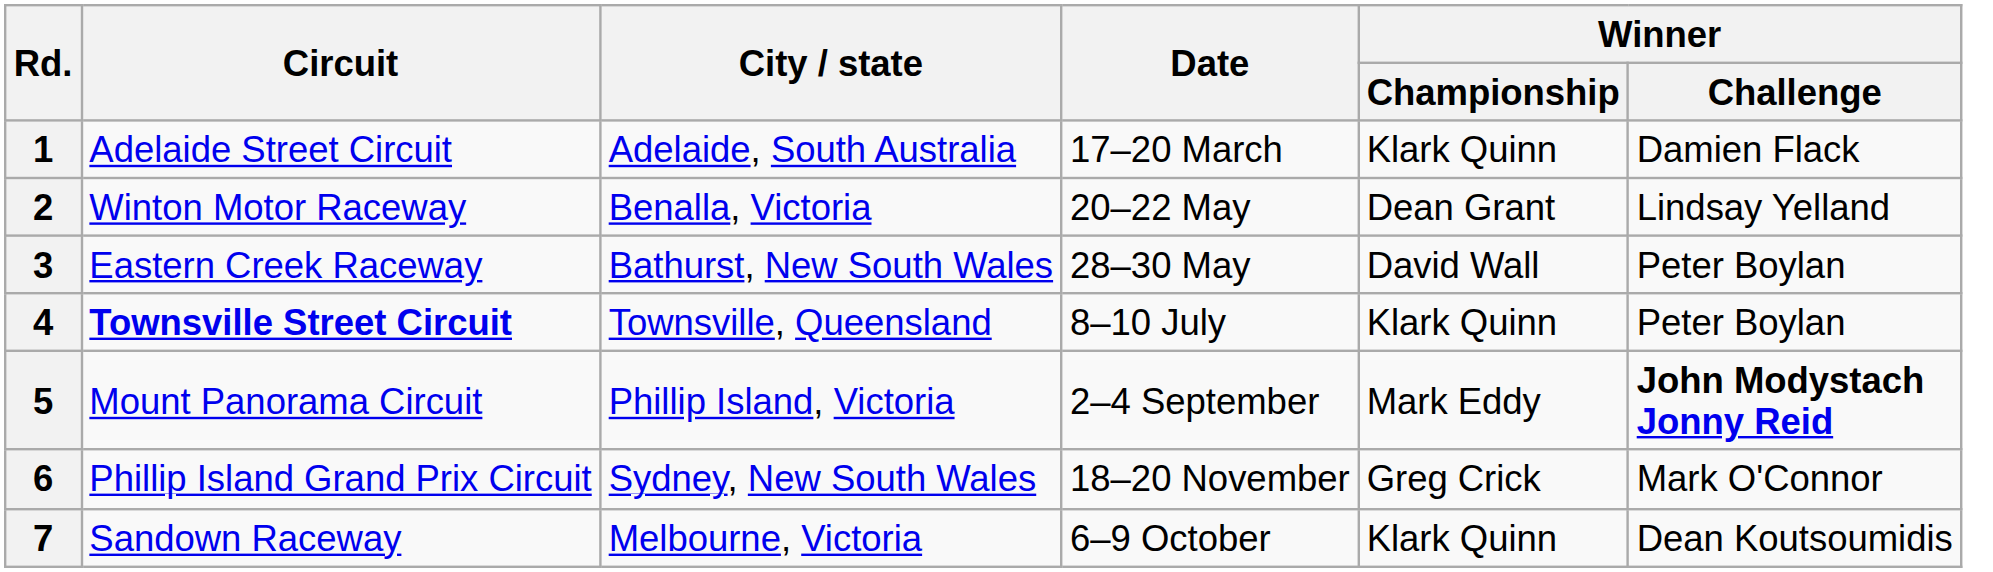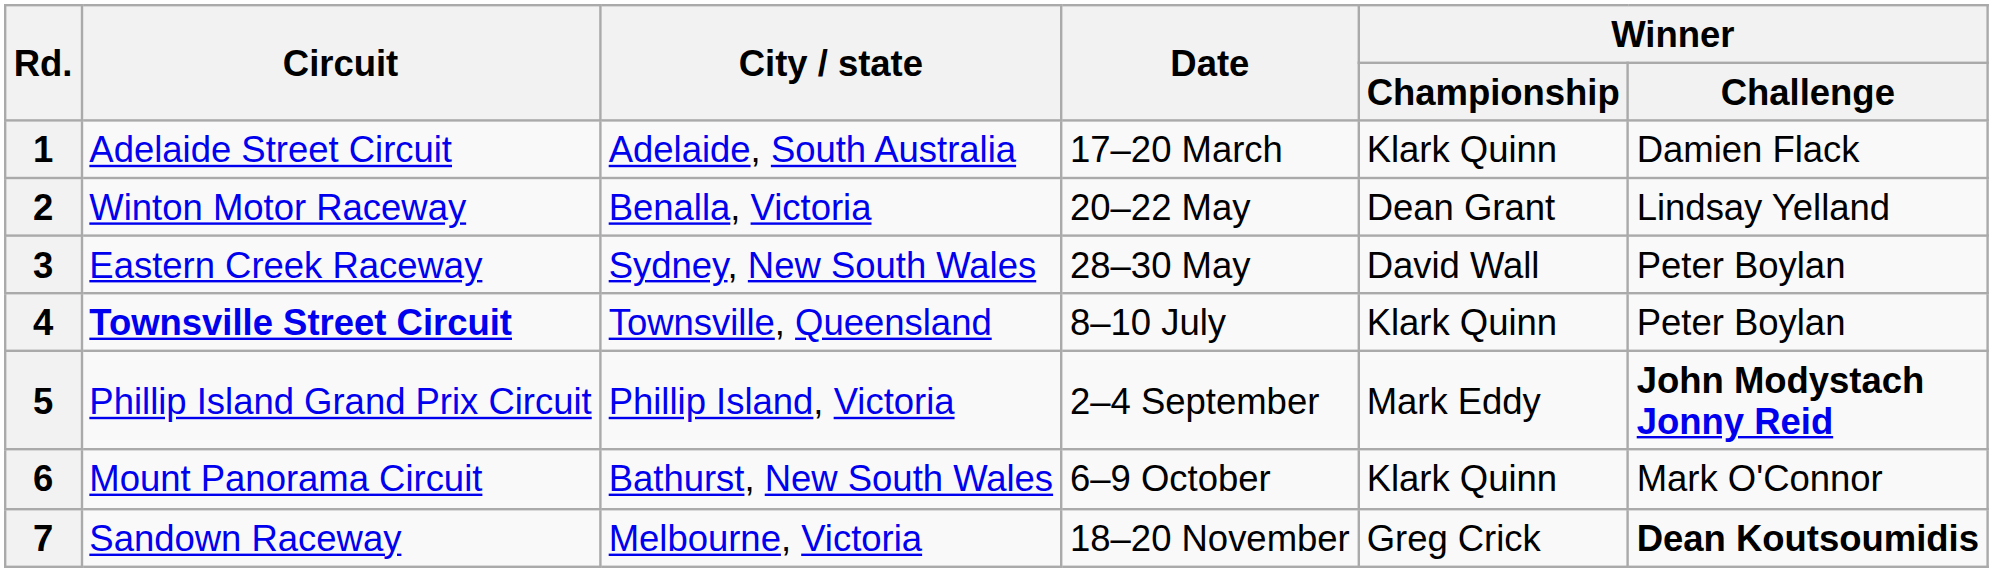(831, 265) Bathurst, New South Wales -> (822, 265) Sydney, New South Wales
(286, 401) Mount Panorama Circuit -> (341, 401) Phillip Island Grand Prix Circuit
(341, 479) Phillip Island Grand Prix Circuit -> (286, 479) Mount Panorama Circuit
(822, 479) Sydney, New South Wales -> (831, 479) Bathurst, New South Wales
(1210, 479) 18–20 November -> (1170, 479) 6–9 October
(1454, 479) Greg Crick -> (1462, 479) Klark Quinn
(1170, 537) 6–9 October -> (1210, 537) 18–20 November
(1462, 537) Klark Quinn -> (1454, 537) Greg Crick
(1795, 537) normal -> (1808, 537) bold
